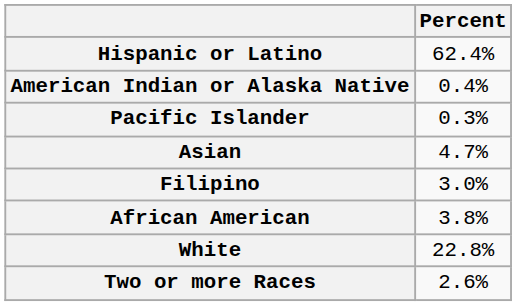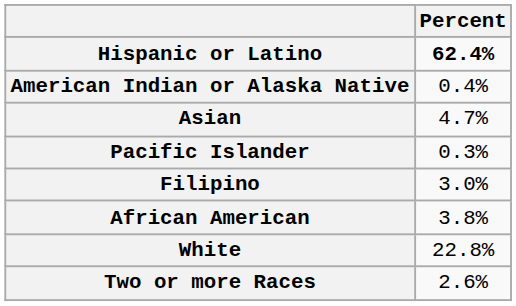(463, 54) normal -> (463, 54) bold
rows swapped: (210, 152) <-> (210, 119)
